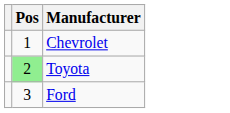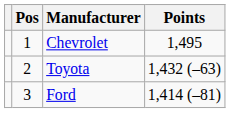+ column: (184, 17)
(27, 69) lightgreen background -> (27, 69) no background
